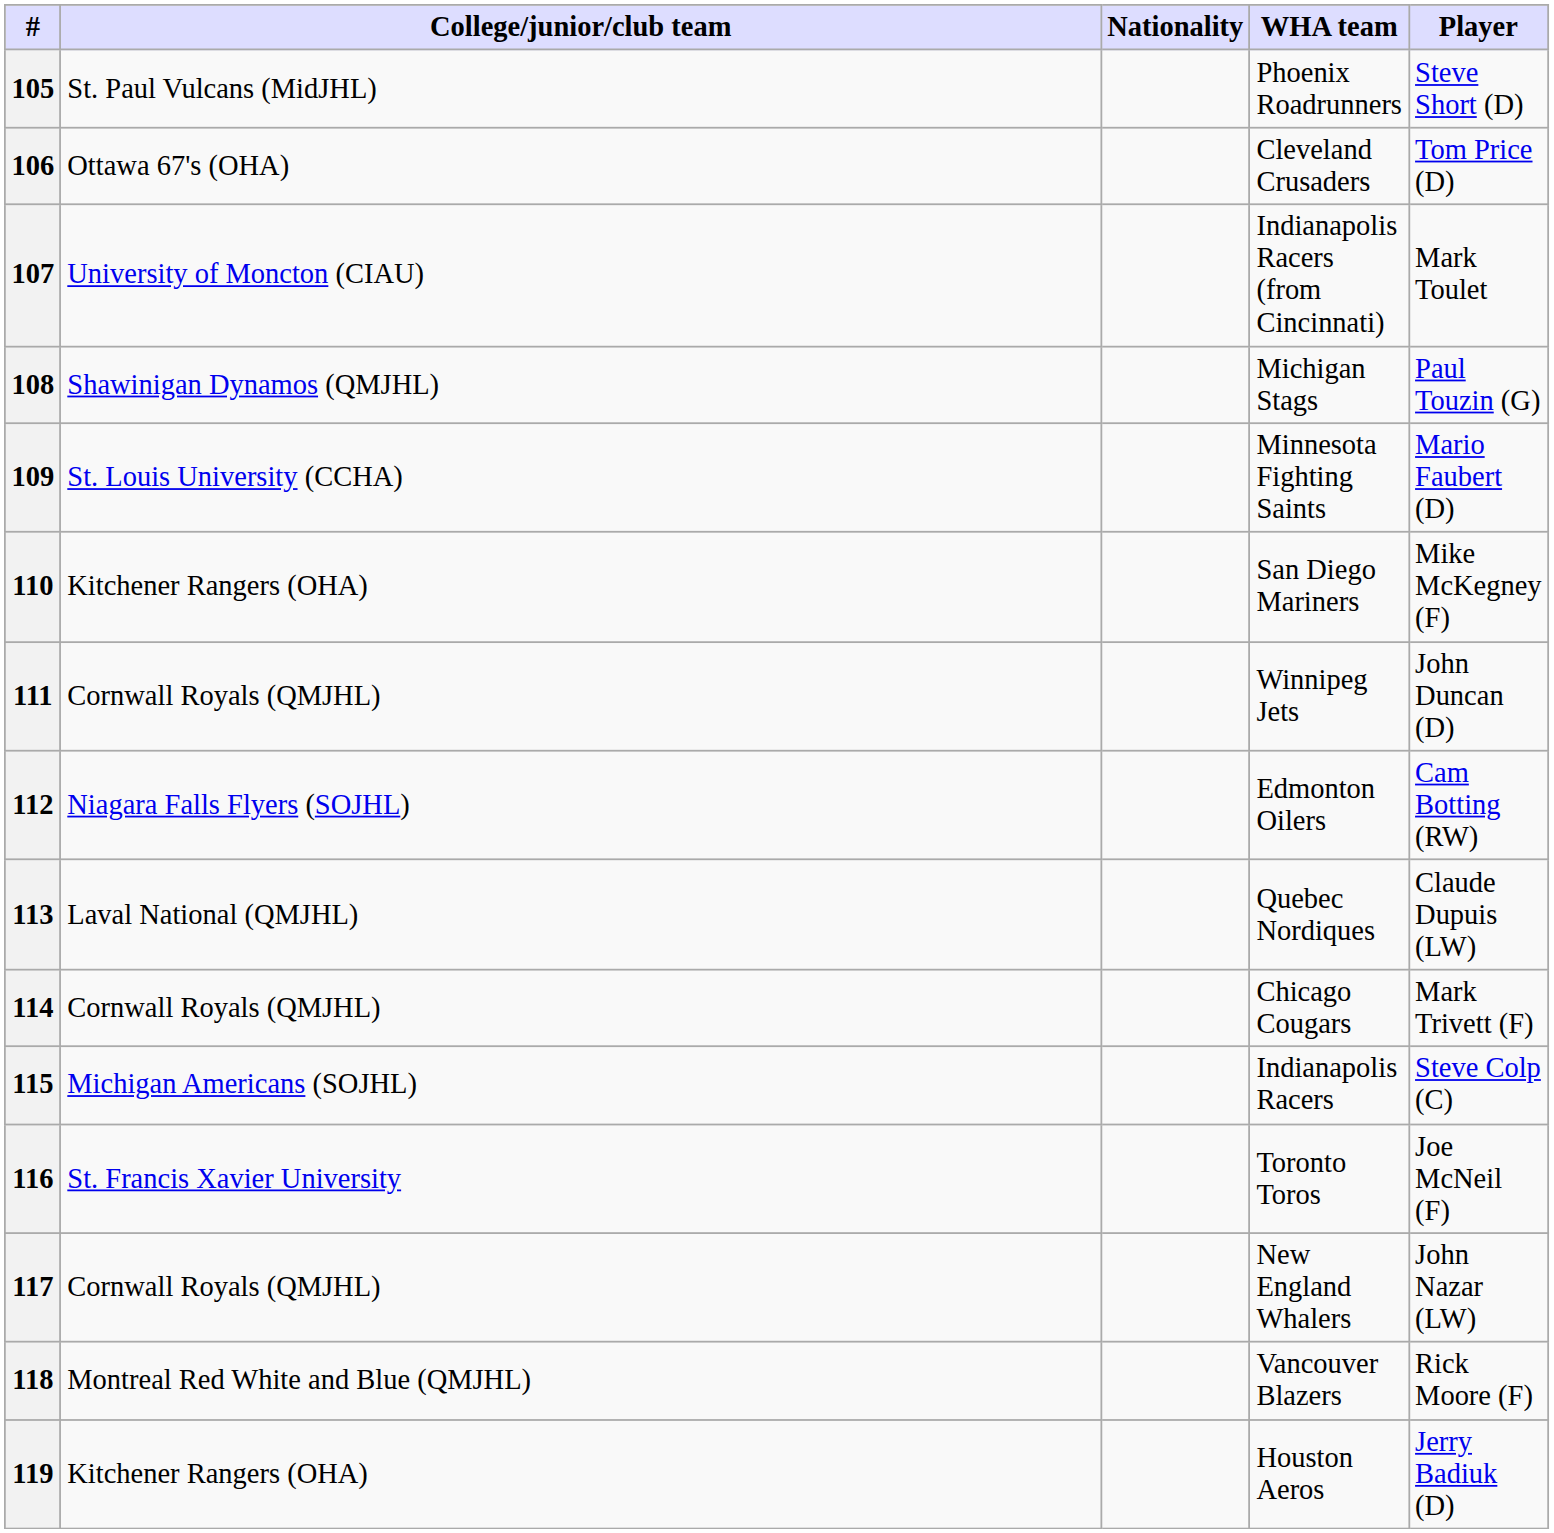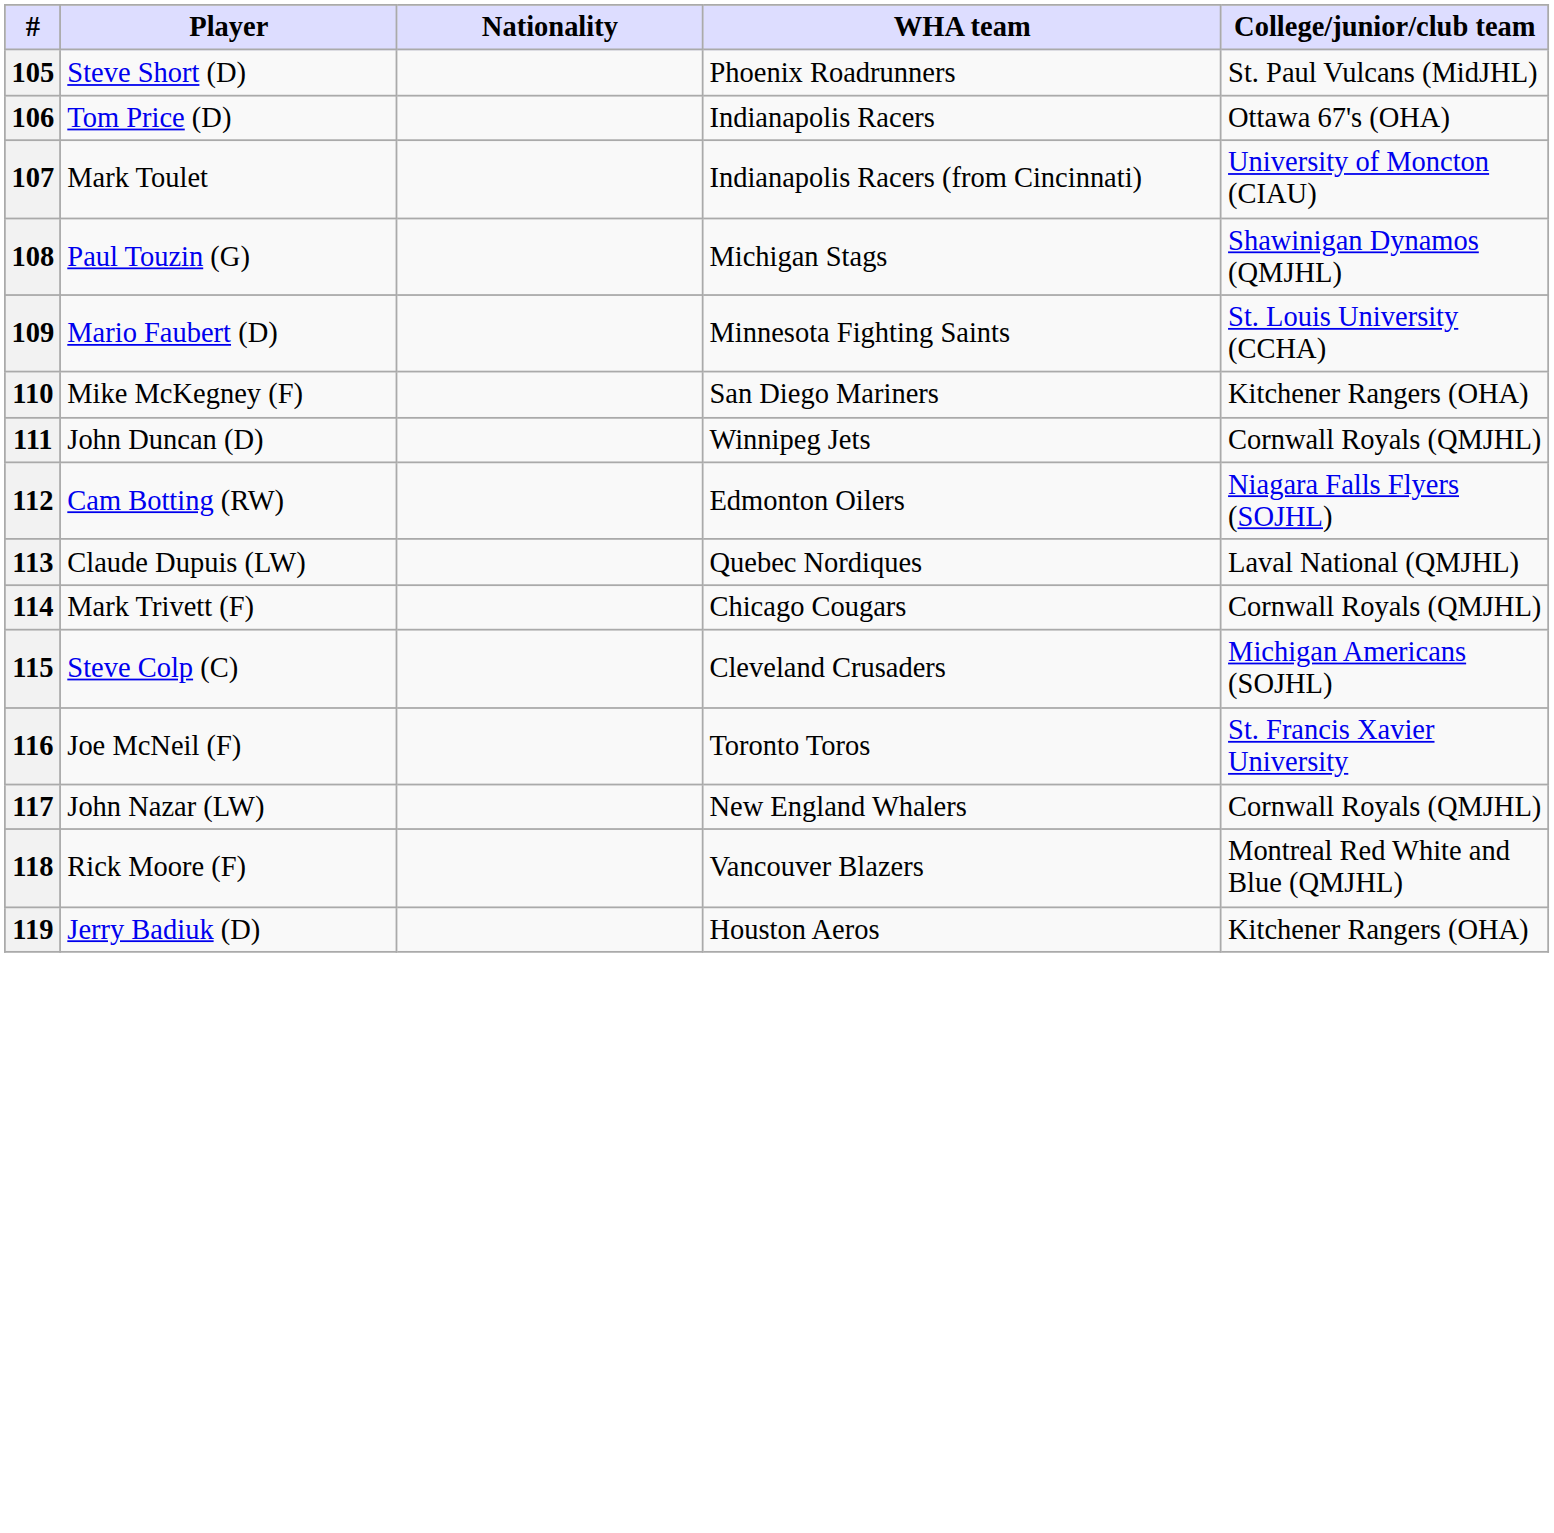columns swapped: (1478, 27) <-> (581, 27)
(1314, 165) Cleveland Crusaders -> (822, 117) Indianapolis Racers
(1327, 1084) Indianapolis Racers -> (828, 668) Cleveland Crusaders
